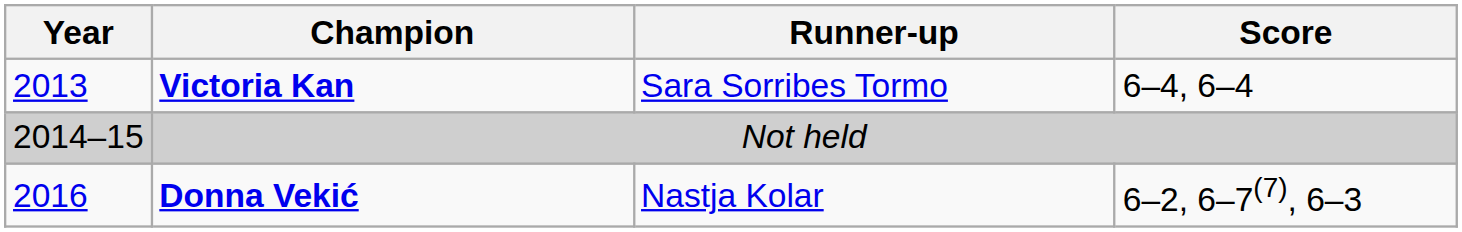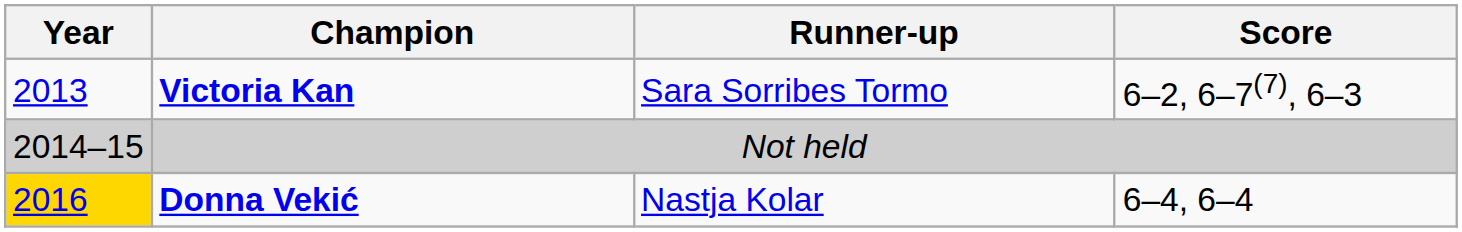(1188, 85) 6–4, 6–4 -> (1242, 89) 6–2, 6–7(7), 6–3
(50, 195) no background -> (50, 200) gold background
(1242, 196) 6–2, 6–7(7), 6–3 -> (1188, 200) 6–4, 6–4
